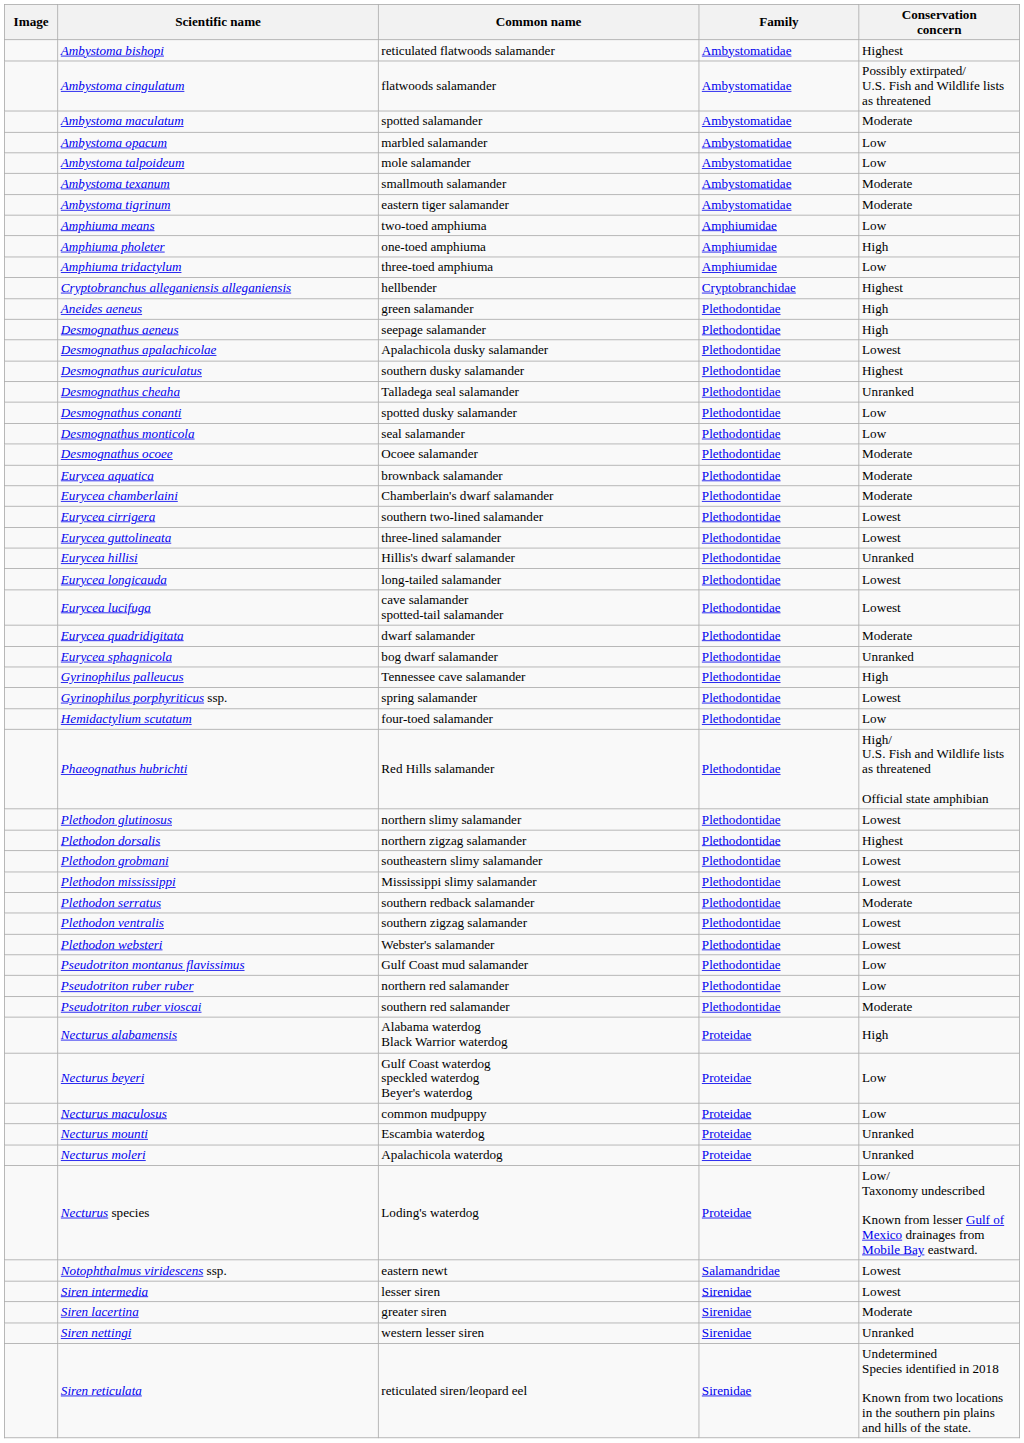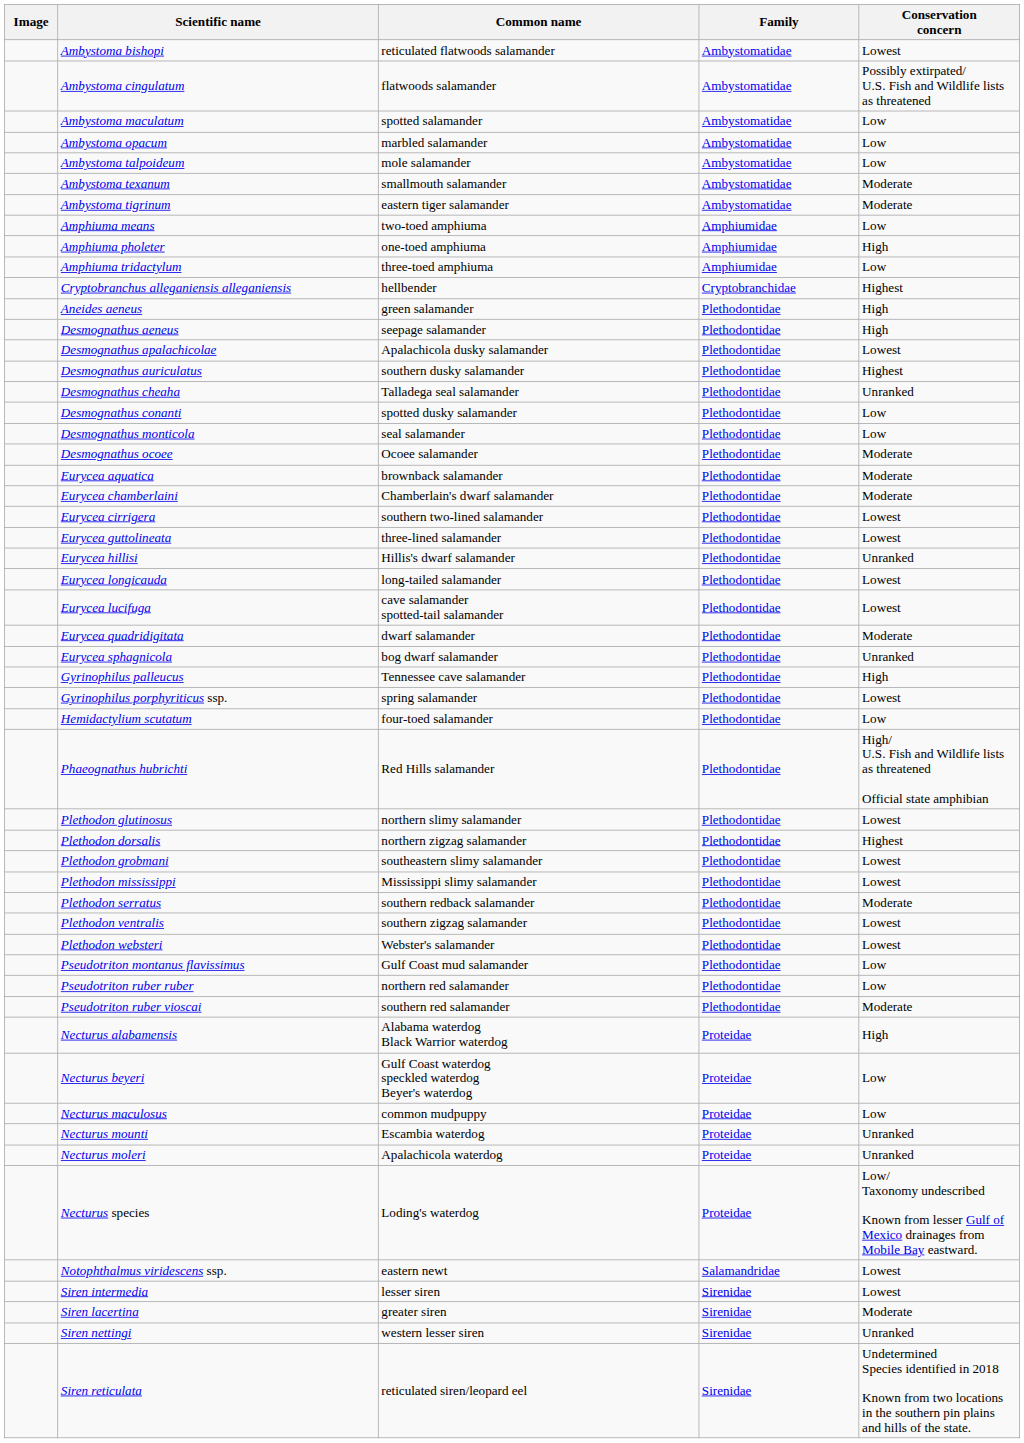(883, 50) Highest -> (881, 50) Lowest
(887, 121) Moderate -> (874, 121) Low
